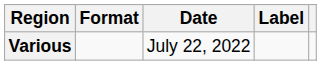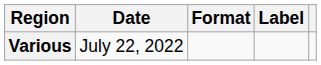columns swapped: (199, 18) <-> (109, 18)
